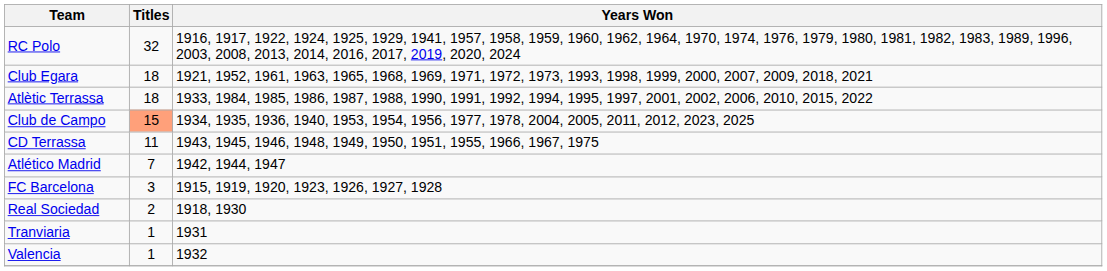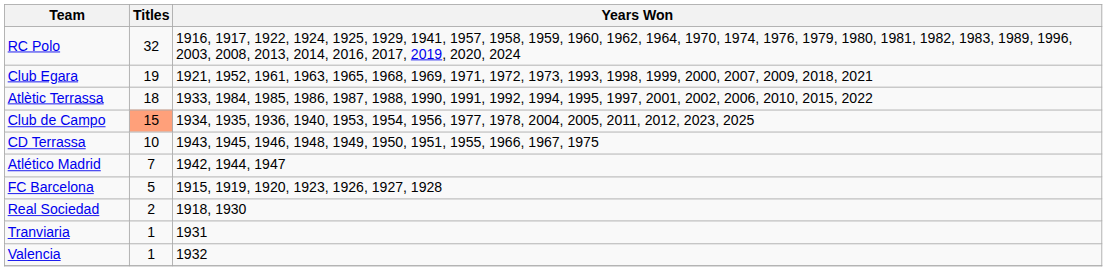(151, 76) 18 -> (151, 76) 19
(151, 143) 11 -> (151, 143) 10
(151, 187) 3 -> (151, 187) 5
